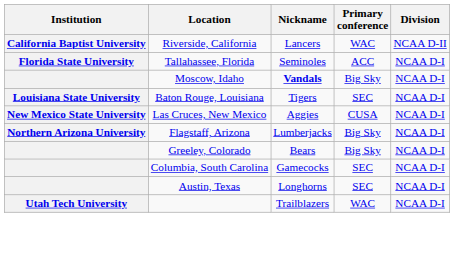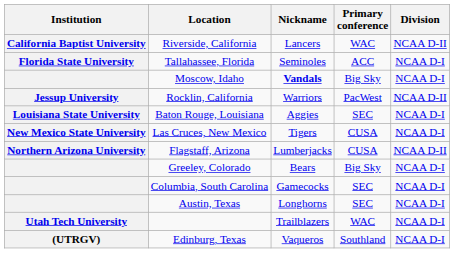+ row: (209, 97)
(303, 97) Tigers -> (303, 114) Aggies
(303, 114) Aggies -> (303, 132) Tigers
(363, 132) Big Sky -> (363, 150) CUSA
(420, 132) NCAA D-I -> (420, 150) NCAA D-II
+ row: (209, 239)
